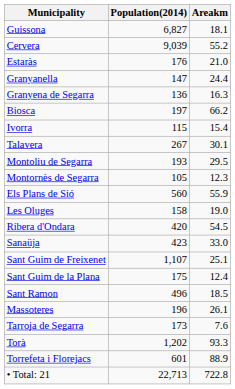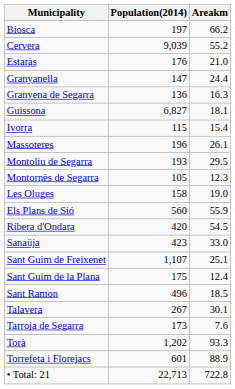rows swapped: (21, 111) <-> (26, 29)
rows swapped: (30, 309) <-> (25, 144)
rows swapped: (30, 210) <-> (40, 194)
